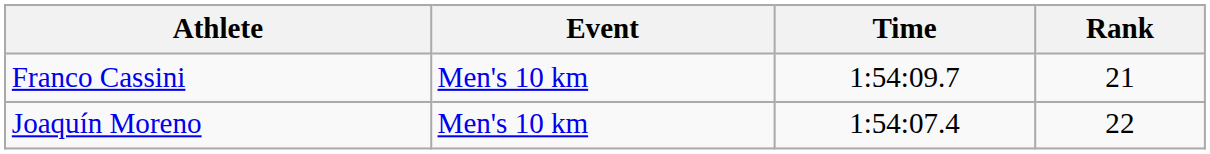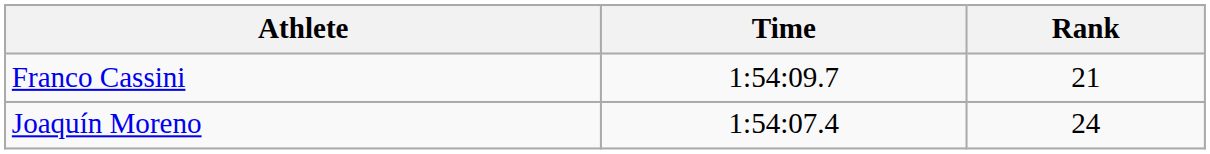- column: (603, 28)
(1120, 124) 22 -> (1086, 124) 24
